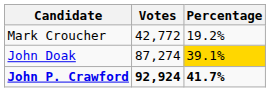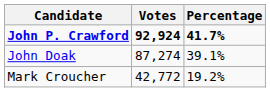rows swapped: (68, 76) <-> (57, 35)
(206, 56) gold background -> (206, 56) no background
